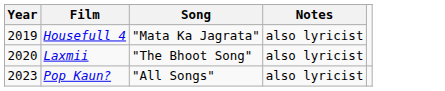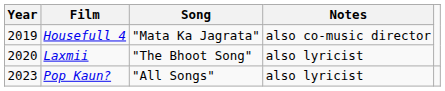(315, 35) also lyricist -> (348, 35) also co-music director
